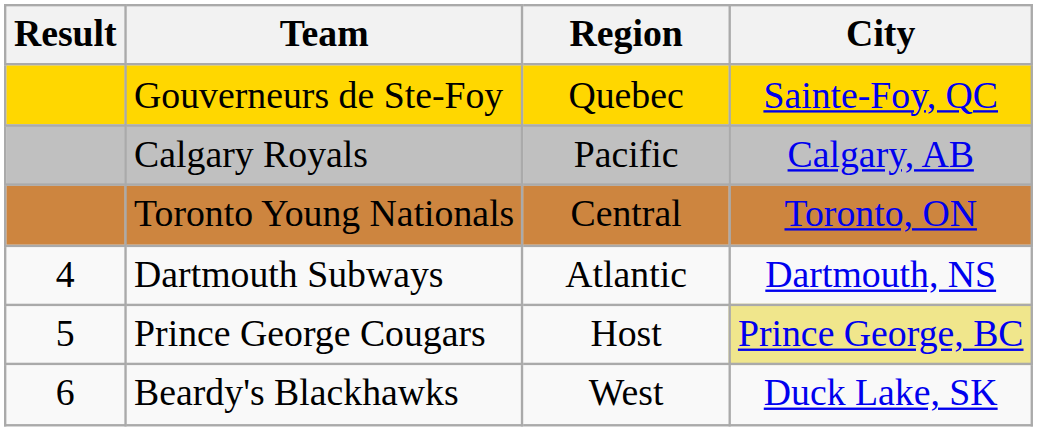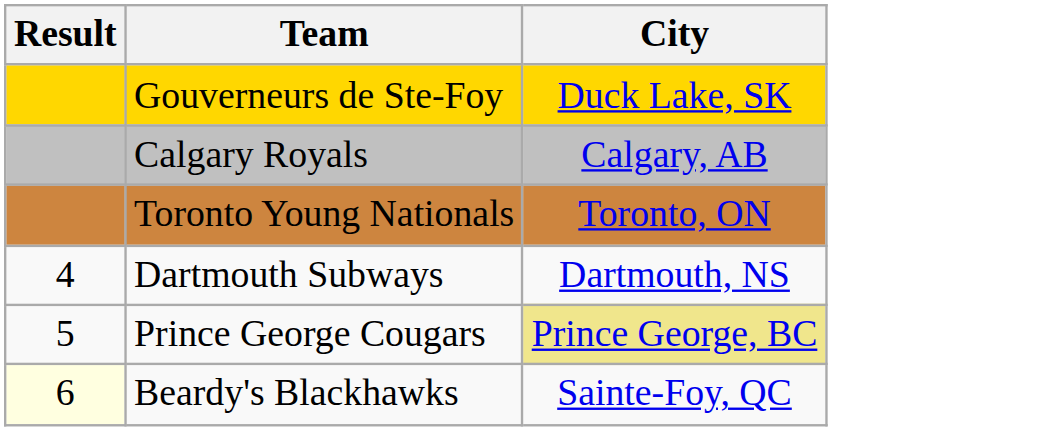- column: (626, 34)
(881, 94) Sainte-Foy, QC -> (674, 94) Duck Lake, SK
(65, 393) no background -> (65, 393) lightyellow background
(881, 393) Duck Lake, SK -> (674, 393) Sainte-Foy, QC
